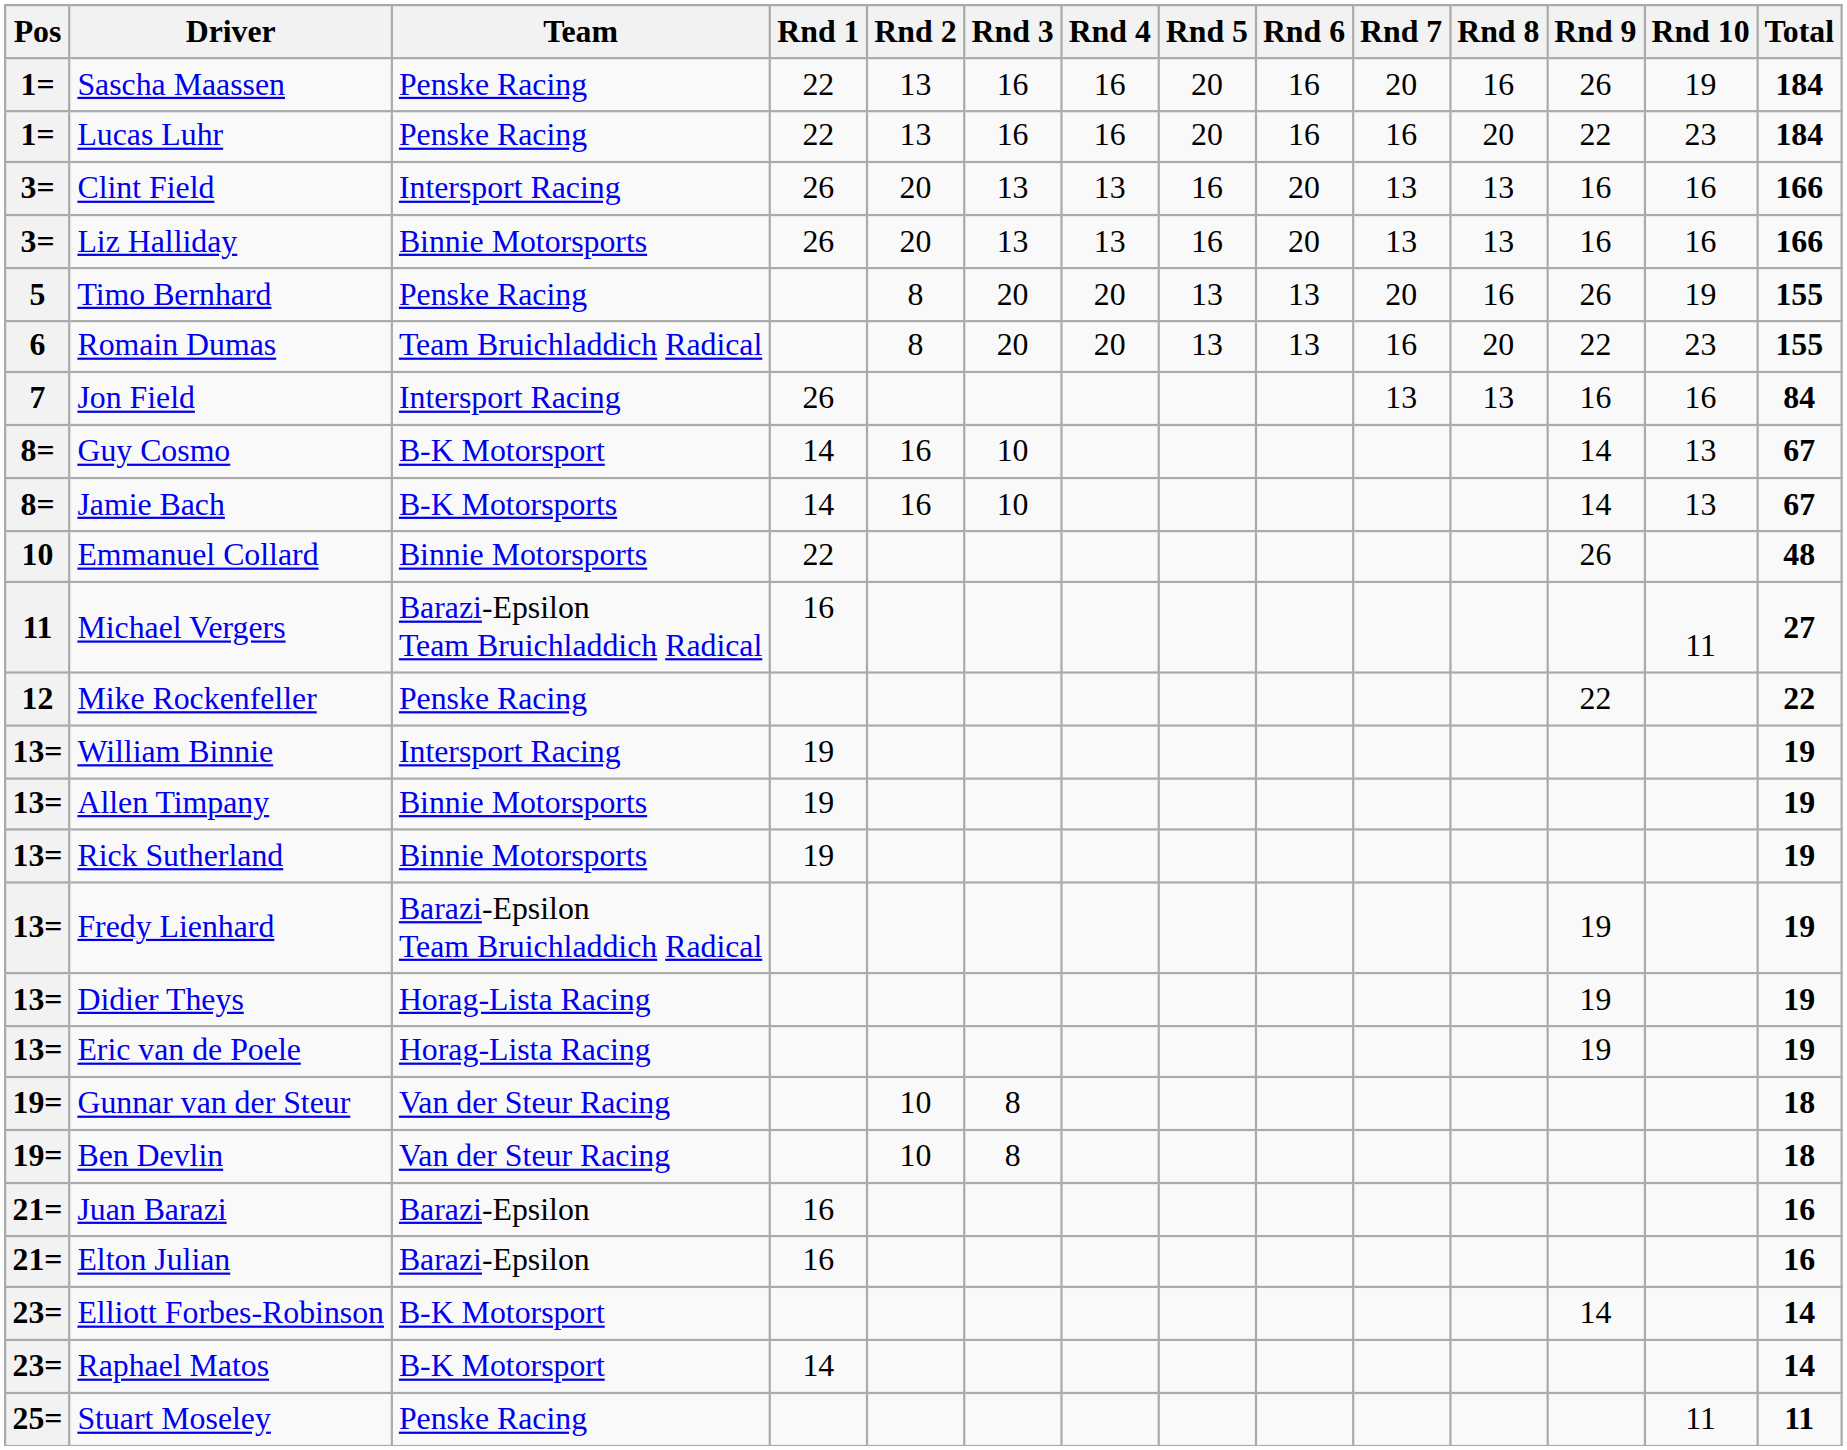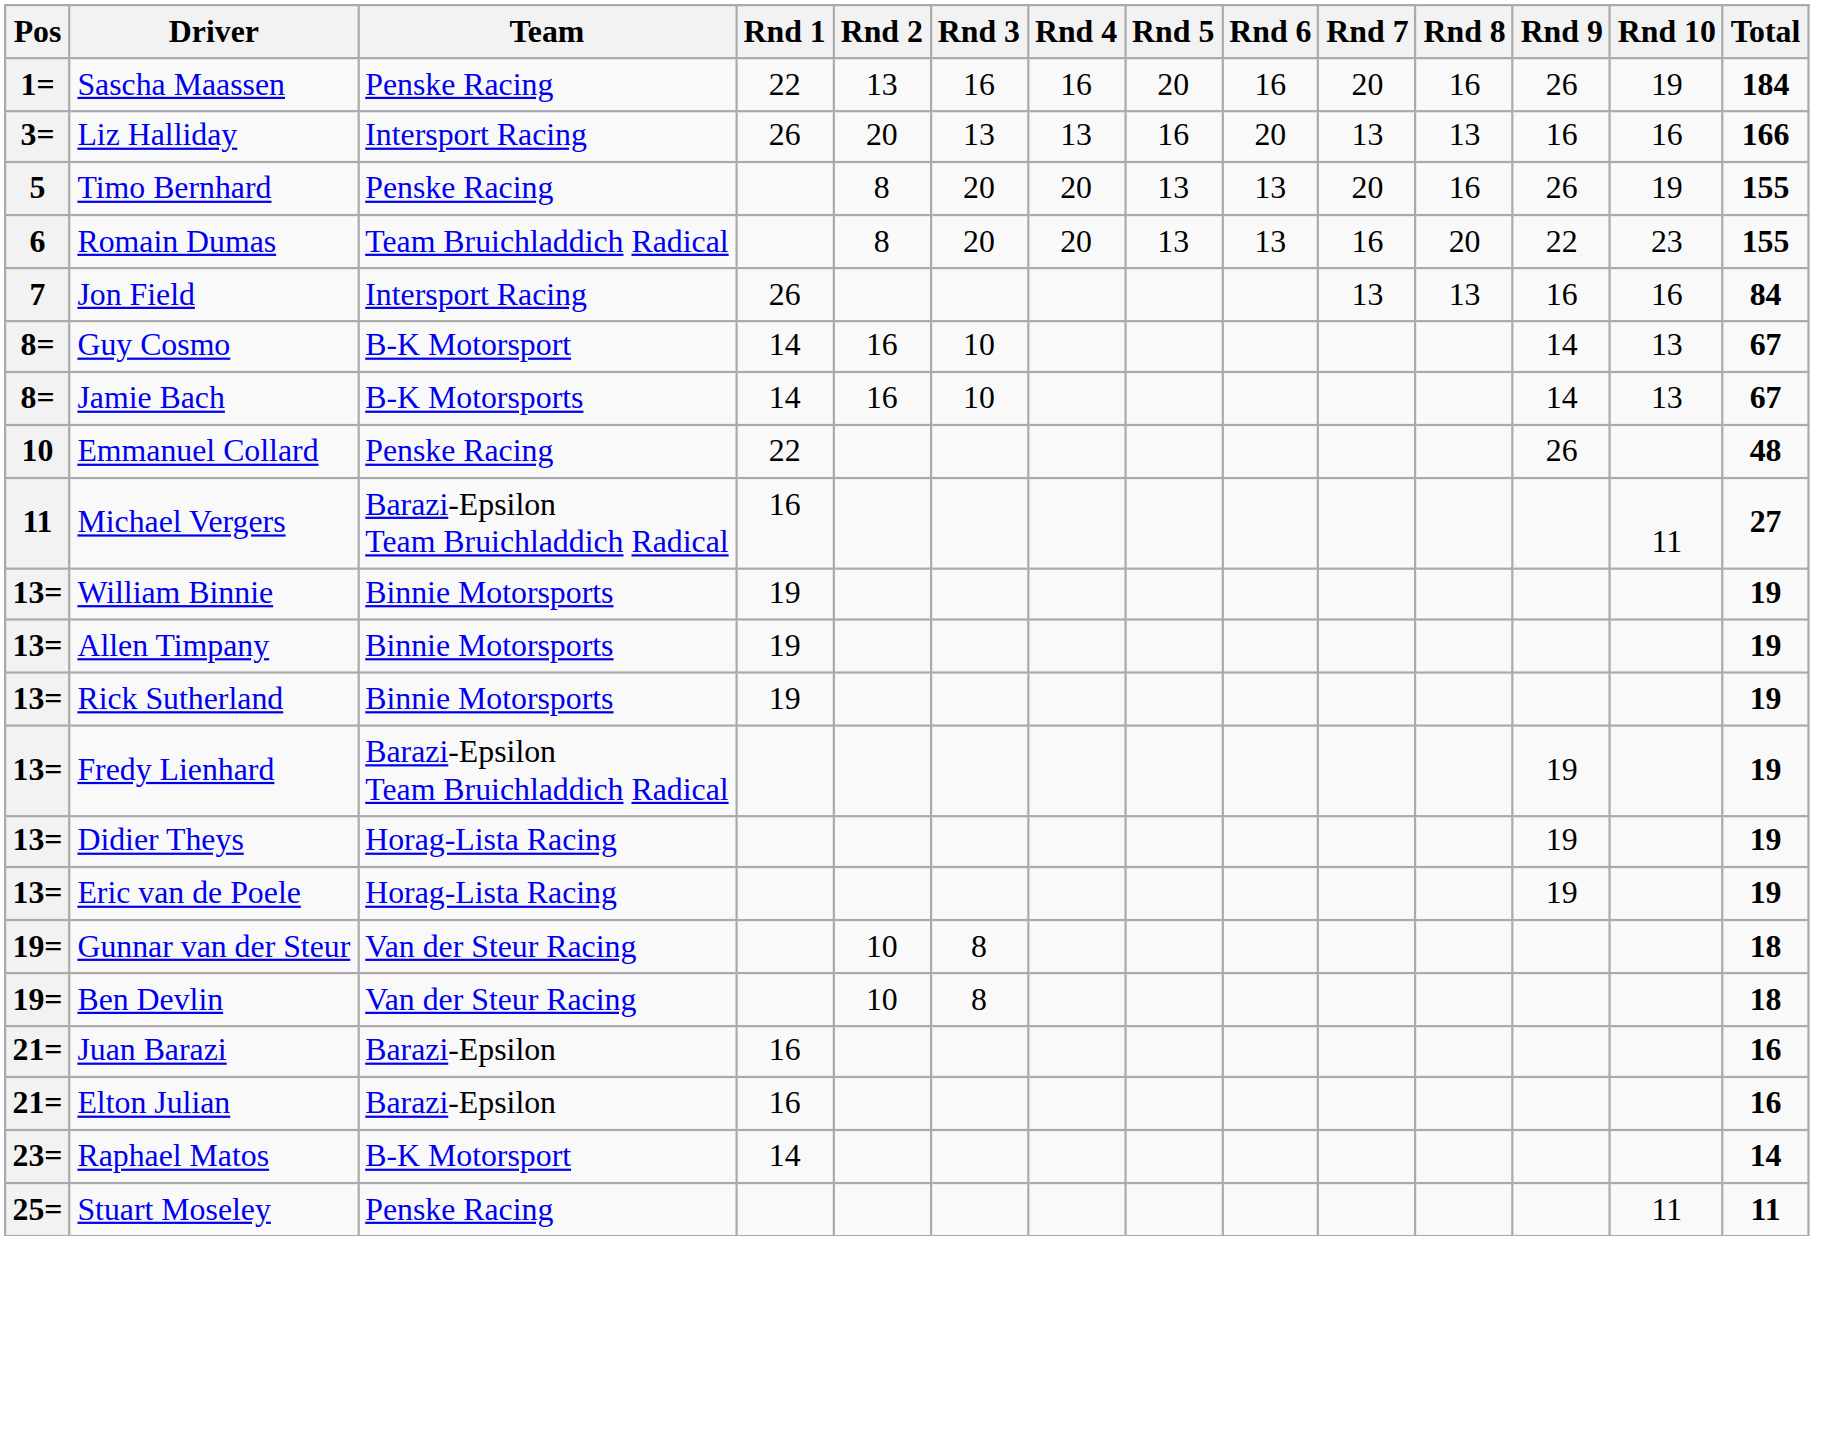- row: (150, 136)
- row: (146, 188)
(523, 241) Binnie Motorsports -> (476, 136) Intersport Racing
(523, 556) Binnie Motorsports -> (459, 451) Penske Racing
- row: (197, 698)
(510, 751) Intersport Racing -> (489, 593) Binnie Motorsports
- row: (231, 1313)
